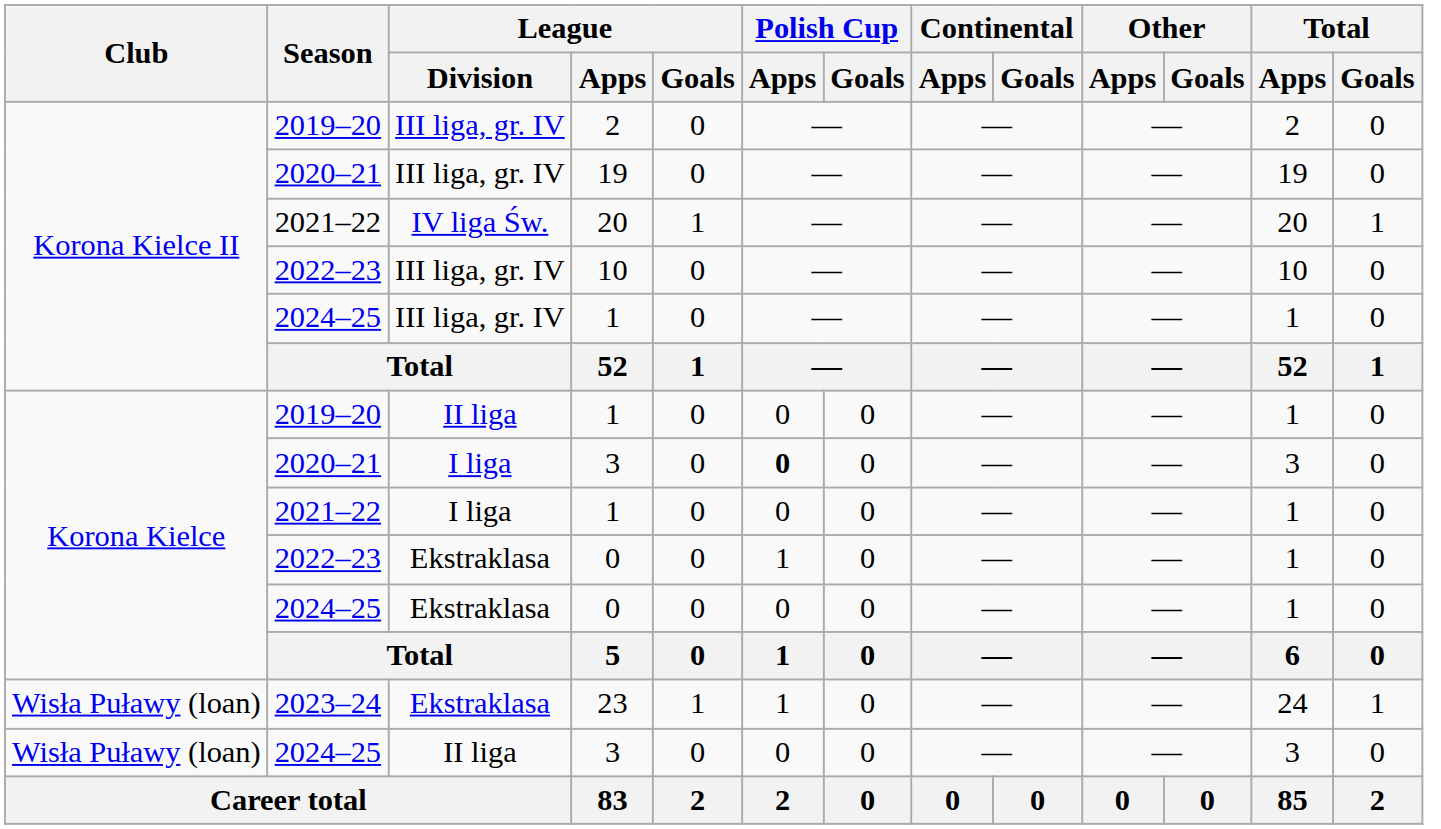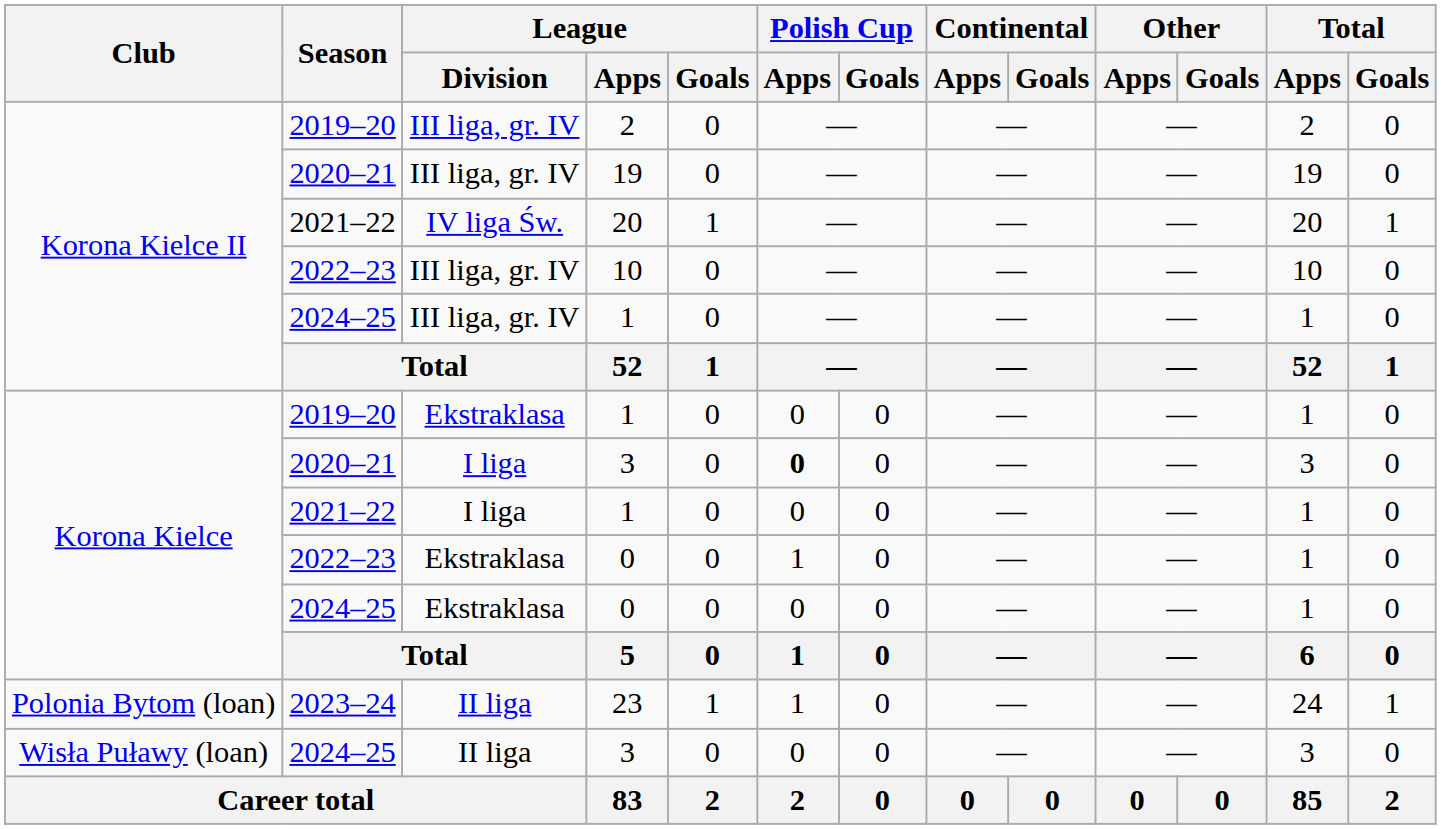(480, 414) II liga -> (495, 414) Ekstraklasa
(136, 703) Wisła Puławy (loan) -> (144, 703) Polonia Bytom (loan)
(480, 703) Ekstraklasa -> (495, 703) II liga
